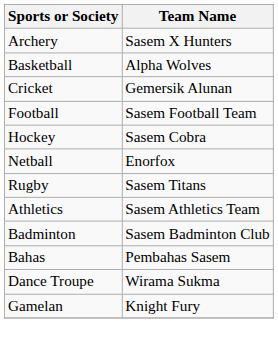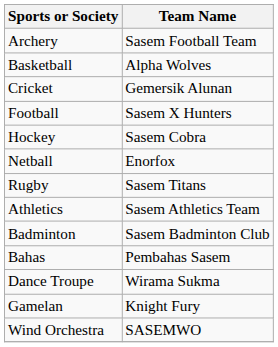(179, 40) Sasem X Hunters -> (191, 40) Sasem Football Team
(191, 112) Sasem Football Team -> (179, 112) Sasem X Hunters
+ row: (56, 329)
